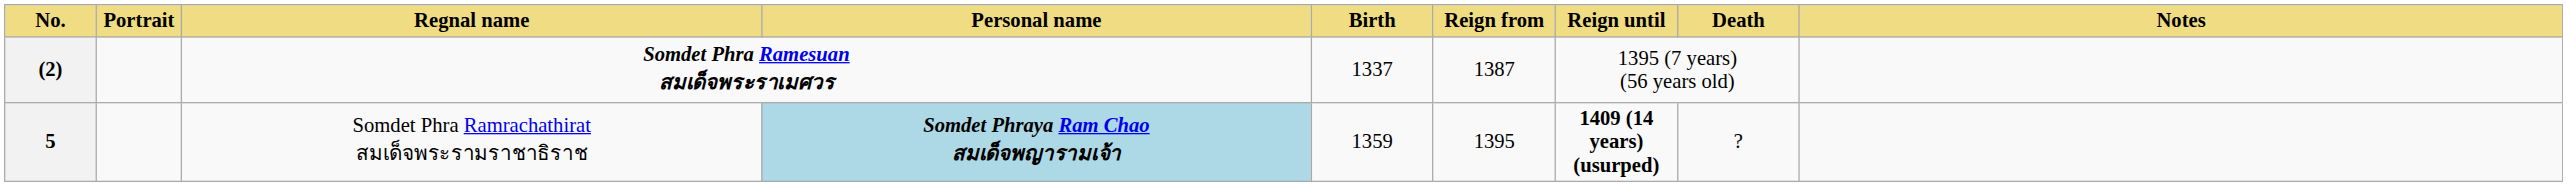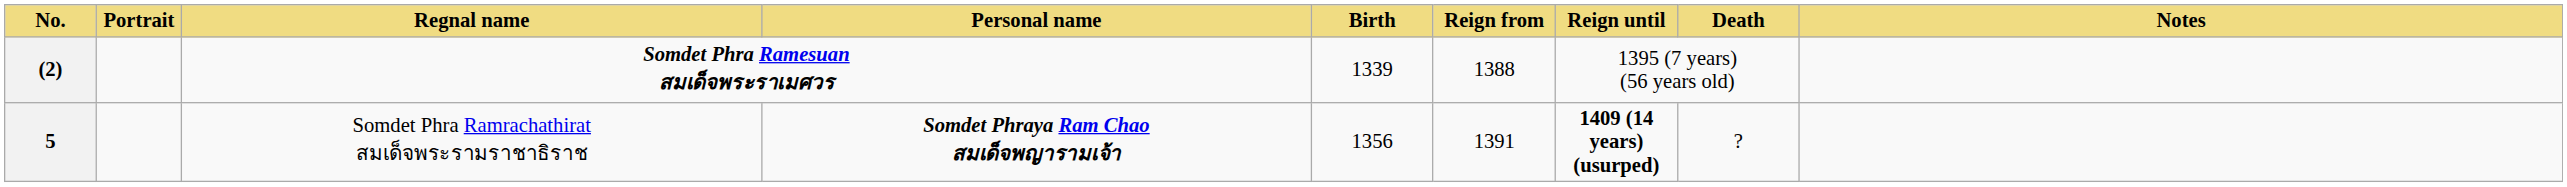(1372, 69) 1337 -> (1372, 69) 1339
(1494, 69) 1387 -> (1494, 69) 1388
(1036, 139) lightblue background -> (1036, 139) no background
(1372, 141) 1359 -> (1372, 141) 1356
(1494, 141) 1395 -> (1494, 141) 1391
